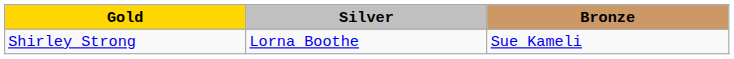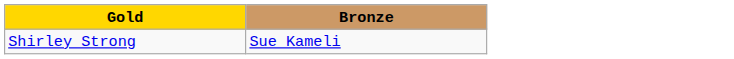- column: (366, 17)
